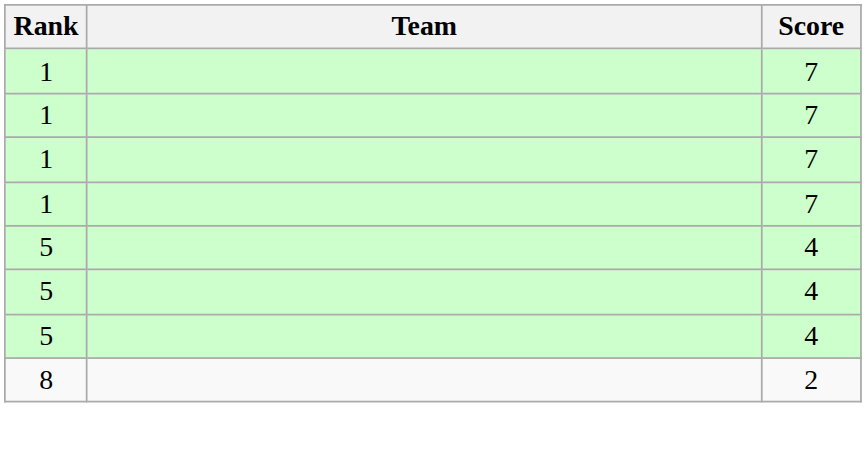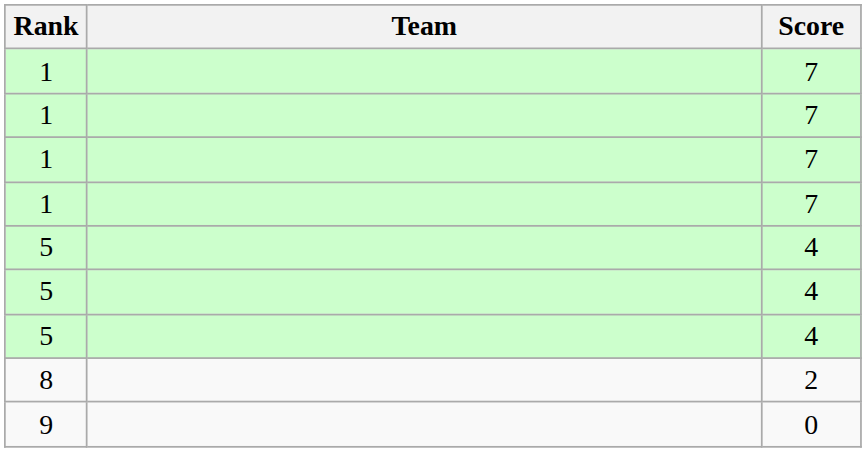+ row: (46, 423)
